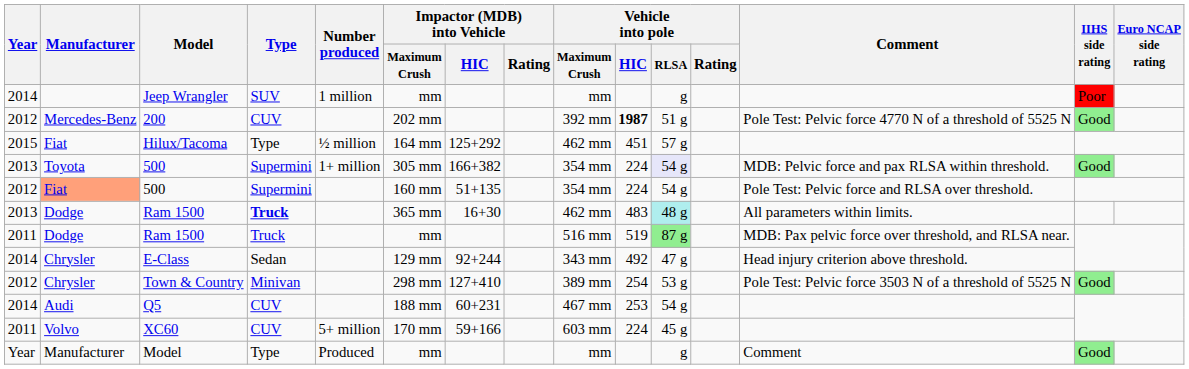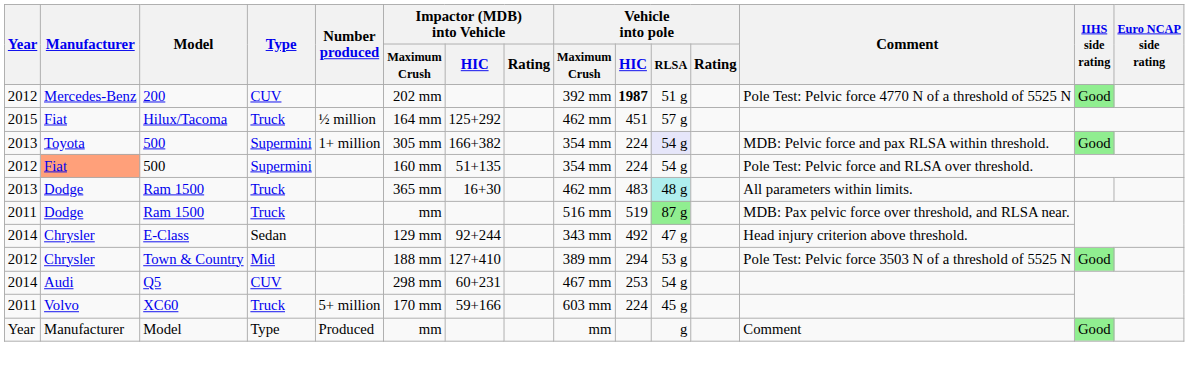- row: (23, 95)
(265, 142) Type -> (268, 119) Truck
(269, 212) bold -> (268, 189) normal
(275, 282) Minivan -> (263, 259) Mid
(417, 282) 298 mm -> (417, 259) 188 mm
(637, 282) 254 -> (637, 259) 294
(417, 306) 188 mm -> (417, 282) 298 mm
(266, 329) CUV -> (268, 306) Truck
